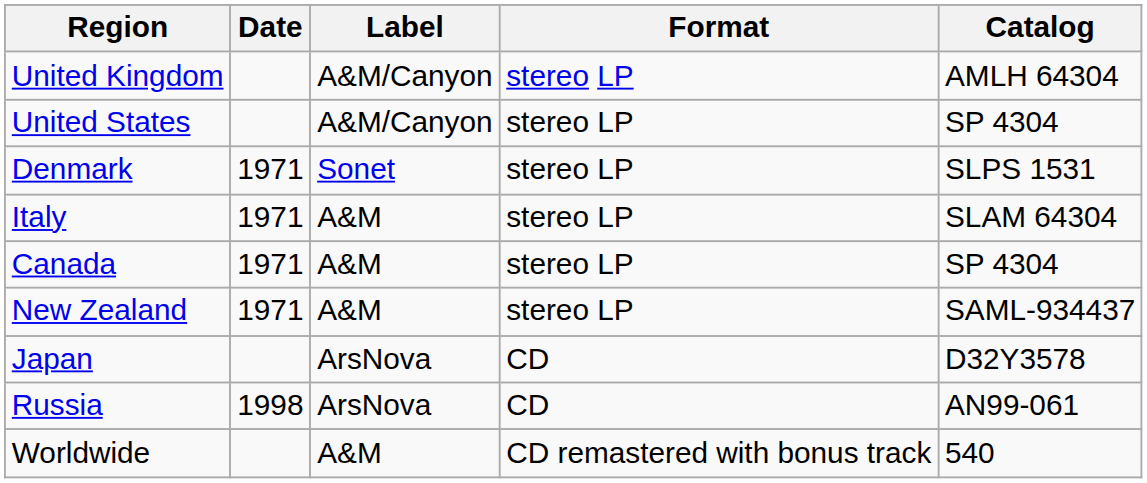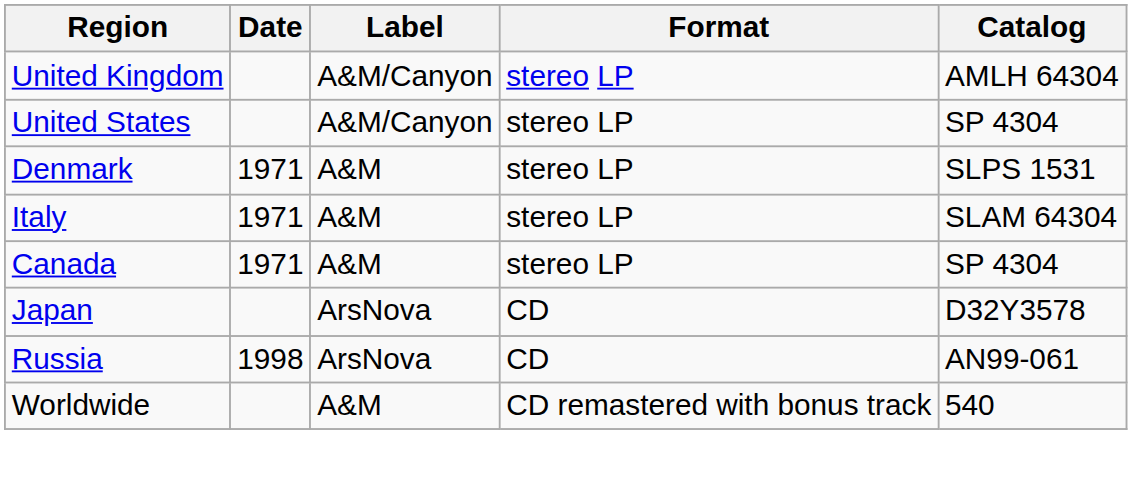(356, 169) Sonet -> (349, 169) A&M
- row: (99, 311)
